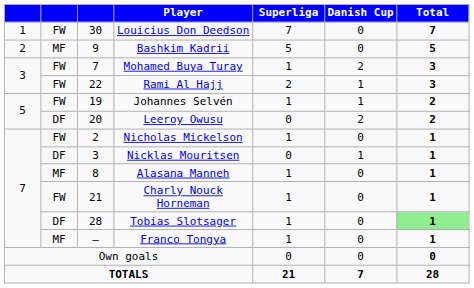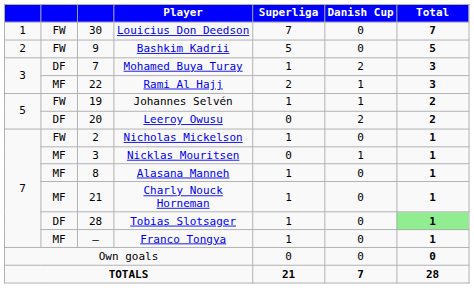(59, 49) MF -> (59, 49) FW
(59, 67) FW -> (59, 67) DF
(59, 85) FW -> (59, 85) MF
(59, 156) DF -> (59, 156) MF
(59, 197) FW -> (59, 197) MF
